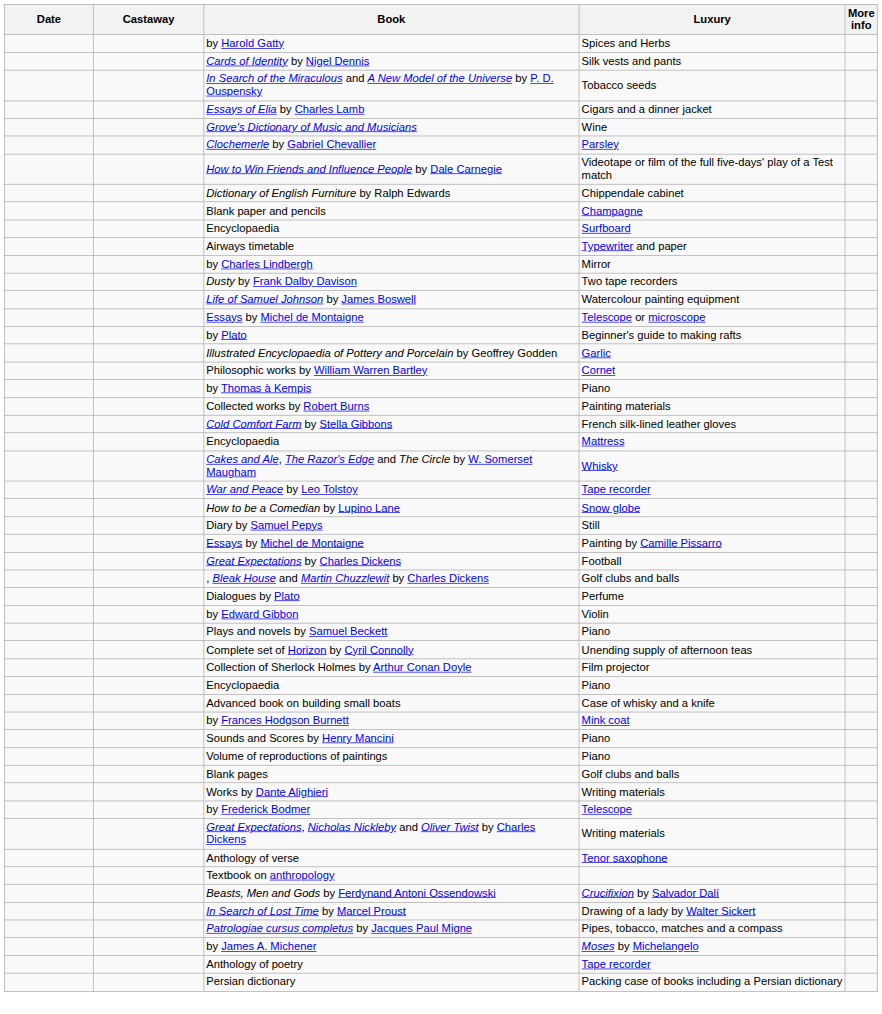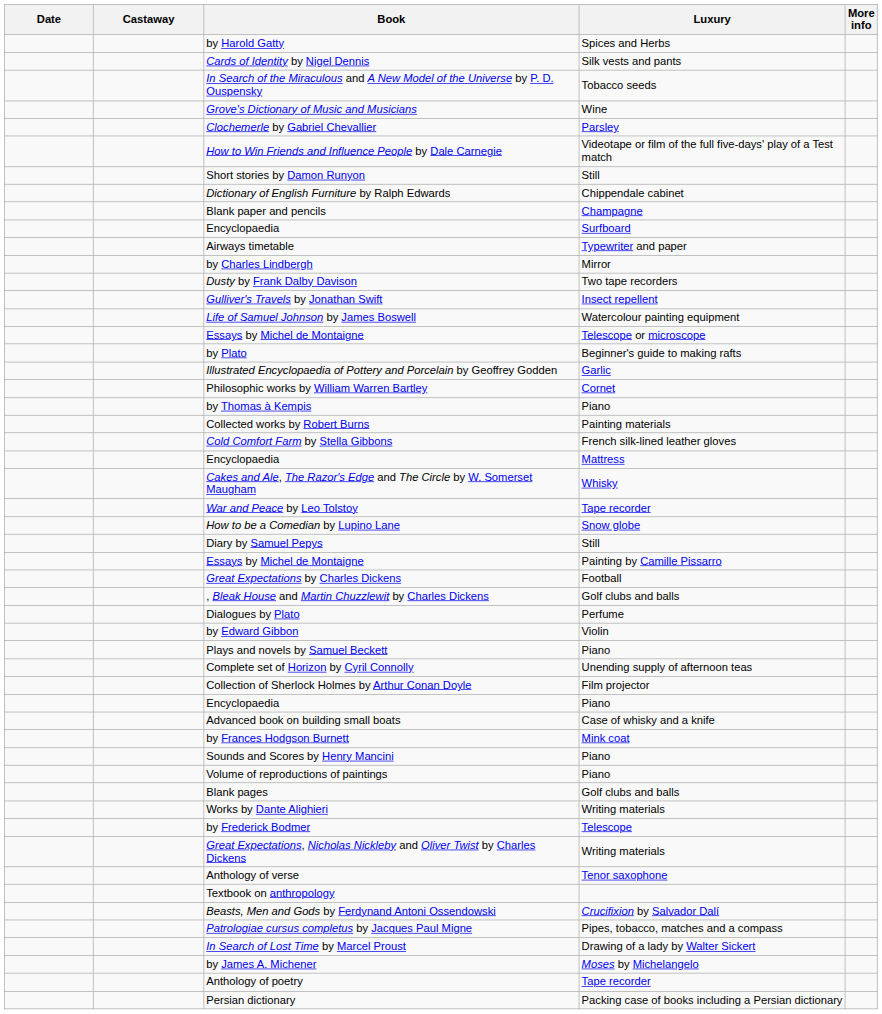- row: (285, 109)
+ row: (286, 175)
+ row: (294, 299)
rows swapped: (339, 928) <-> (306, 911)
